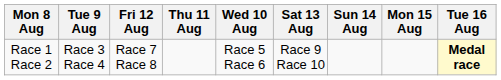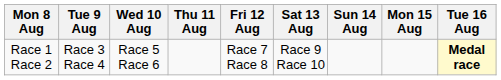columns swapped: (245, 22) <-> (136, 22)
